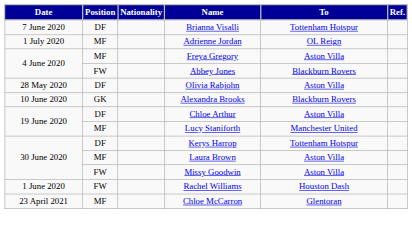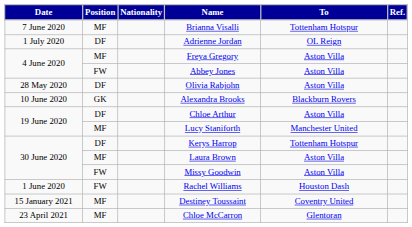(100, 27) DF -> (100, 27) MF
(100, 42) MF -> (100, 42) DF
(324, 71) Blackburn Rovers -> (324, 71) Aston Villa
+ row: (213, 201)
